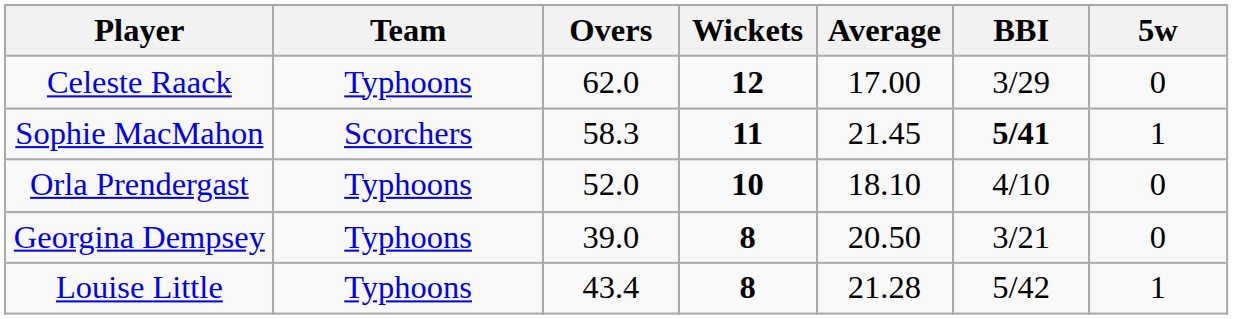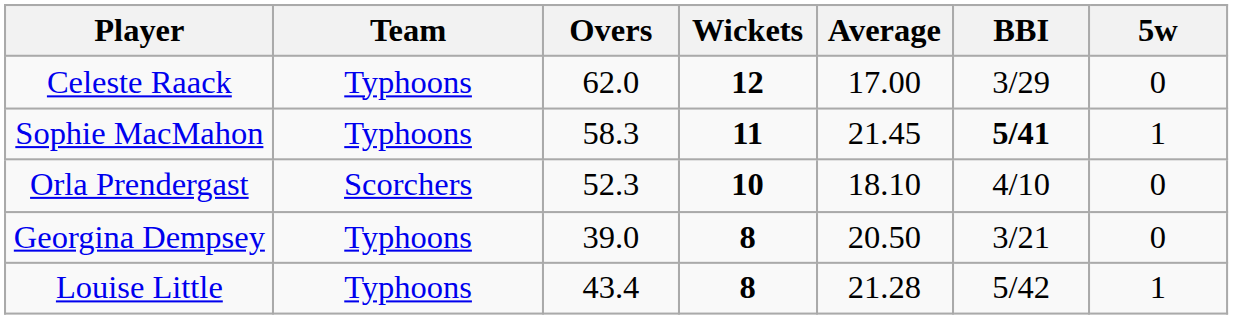(408, 133) Scorchers -> (408, 133) Typhoons
(408, 184) Typhoons -> (408, 184) Scorchers
(611, 184) 52.0 -> (611, 184) 52.3
